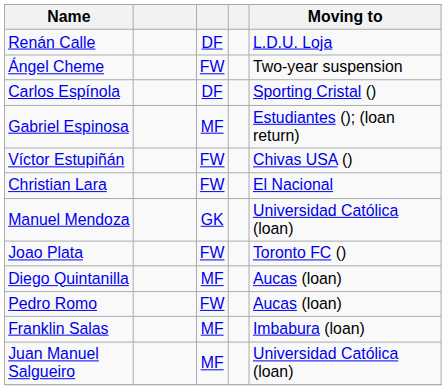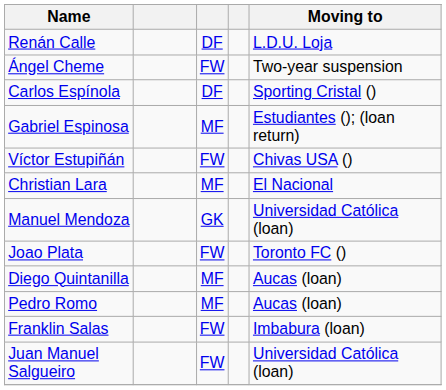(212, 185) FW -> (212, 185) MF
(212, 303) FW -> (212, 303) MF
(212, 329) MF -> (212, 329) FW
(212, 363) MF -> (212, 363) FW
